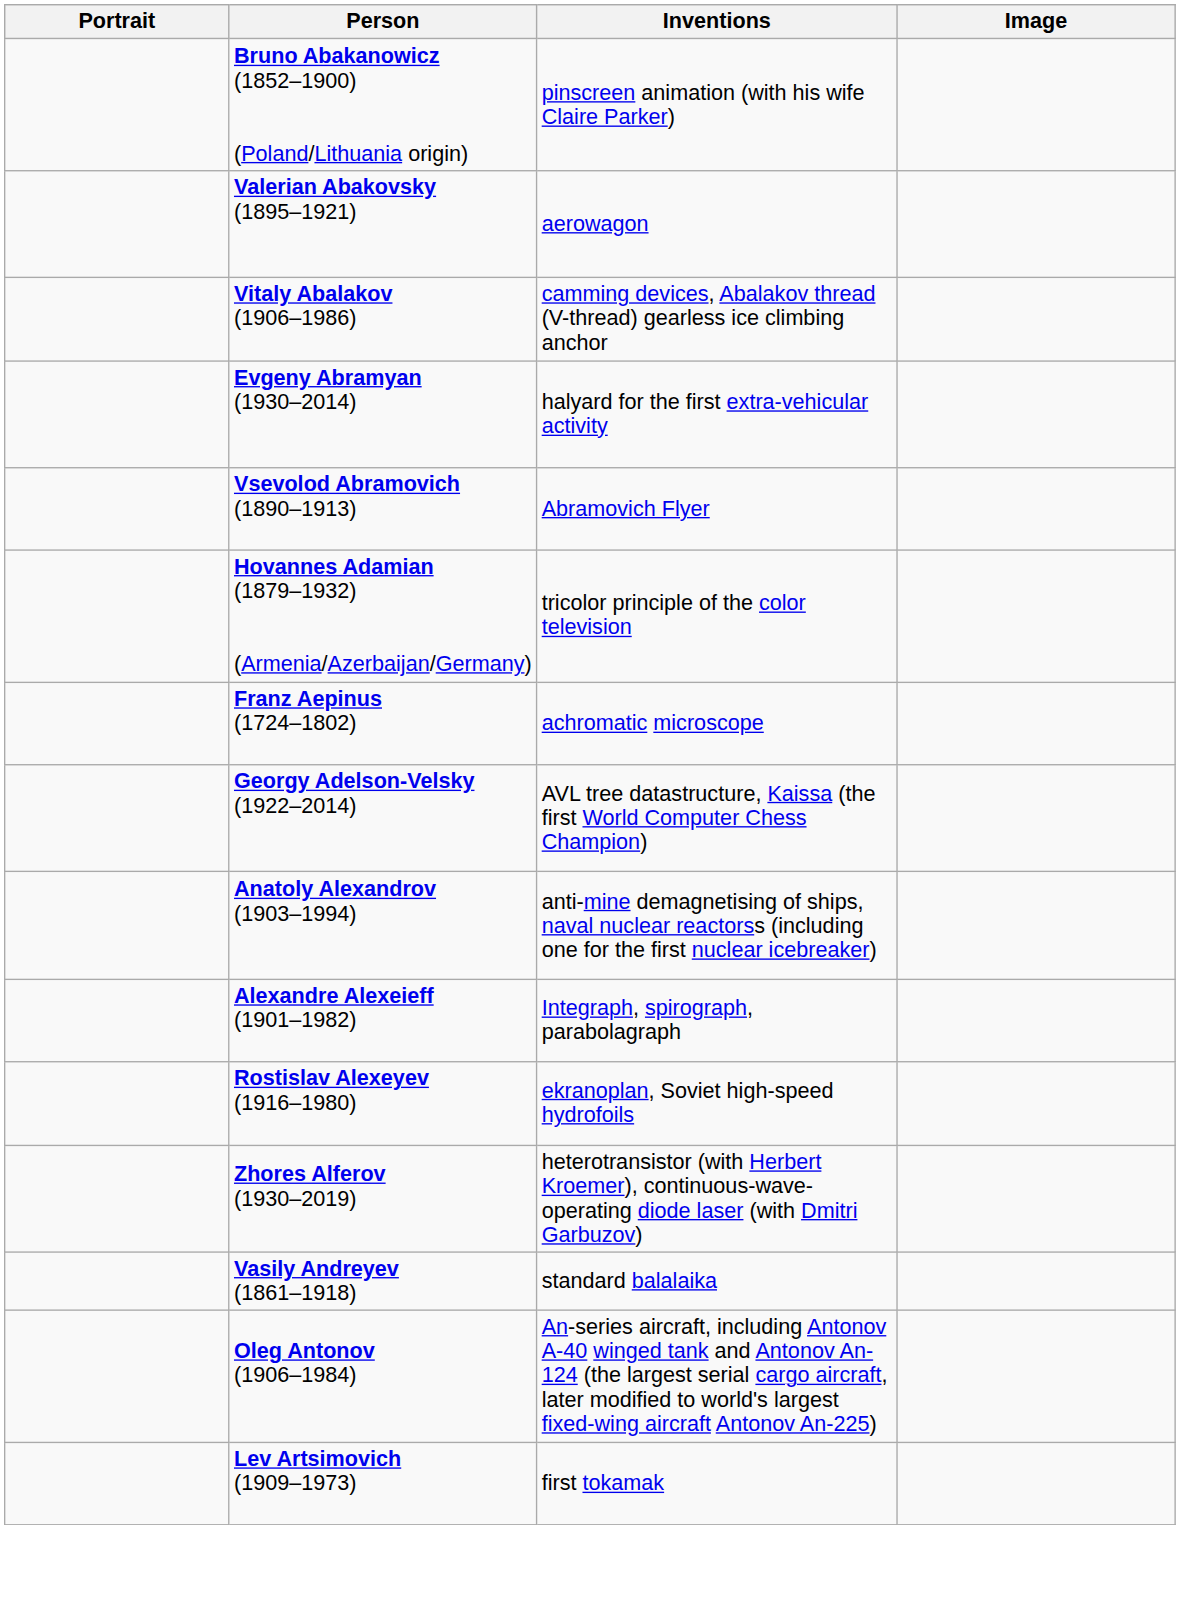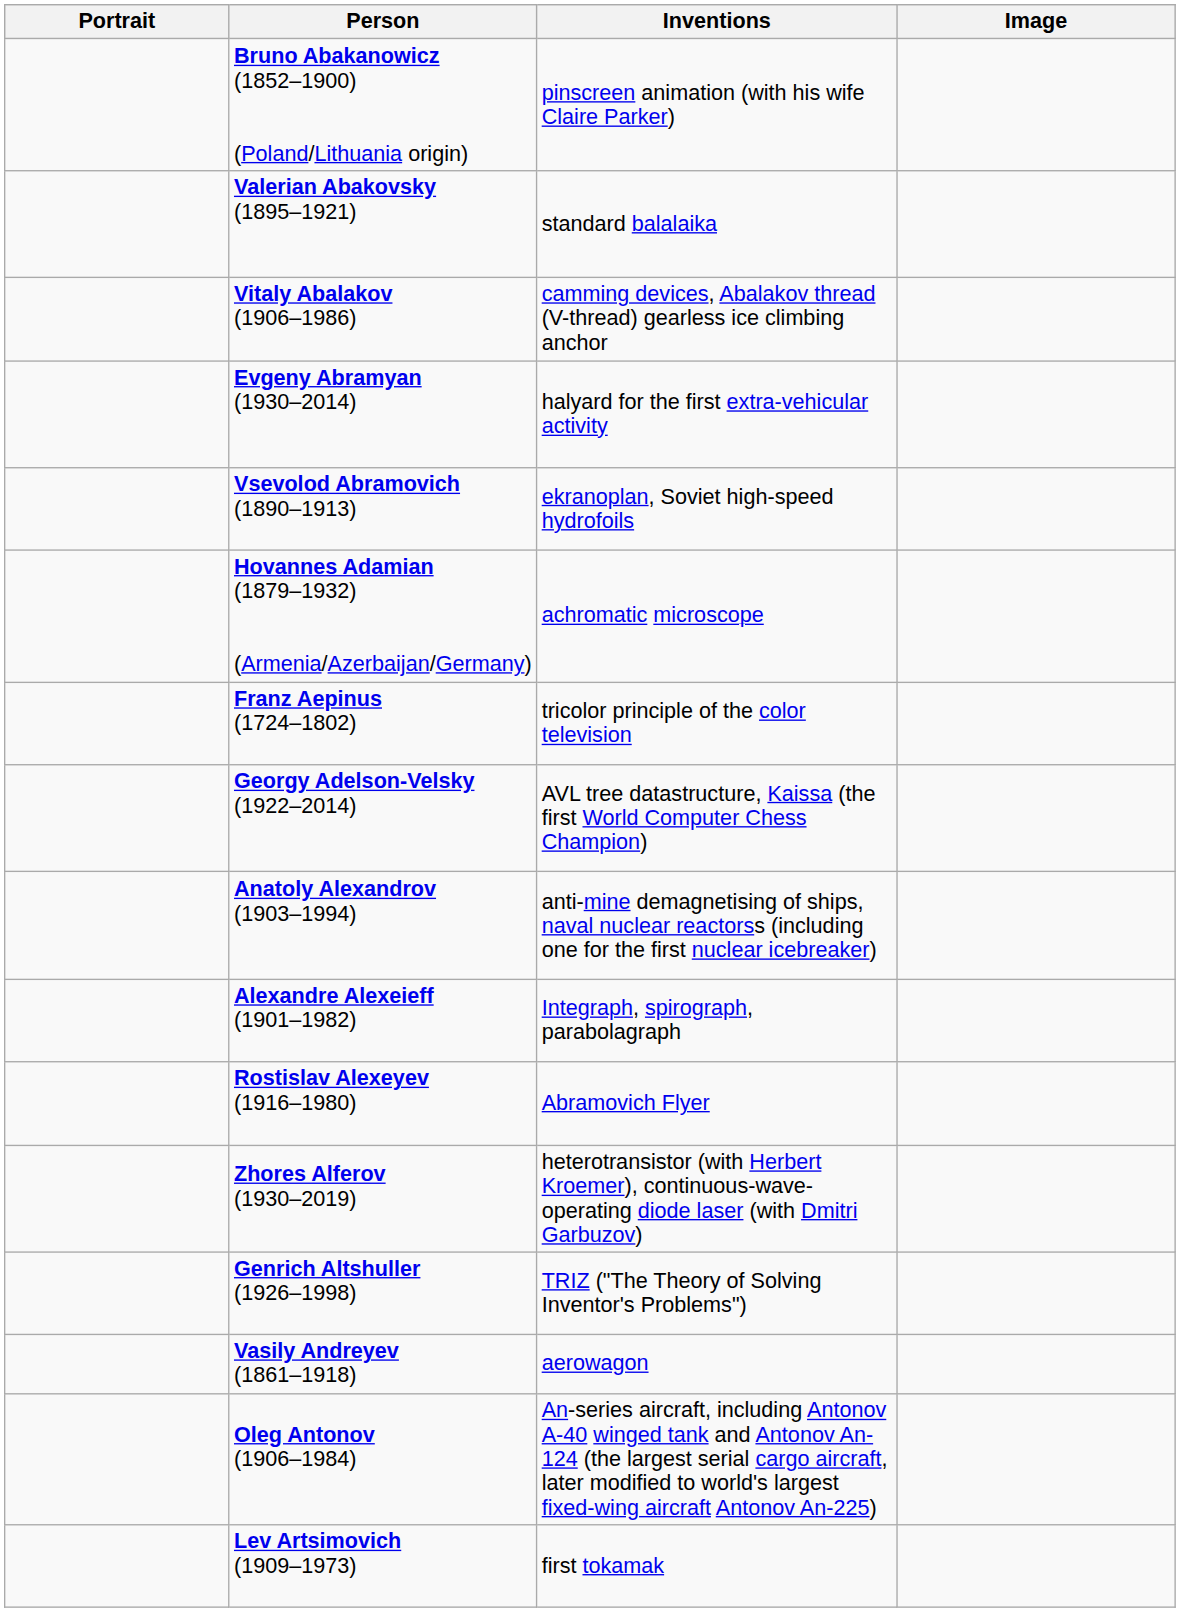(595, 223) aerowagon -> (629, 223) standard balalaika
(626, 508) Abramovich Flyer -> (688, 508) ekranoplan, Soviet high-speed hydrofoils
(674, 615) tricolor principle of the color television -> (653, 615) achromatic microscope
(653, 723) achromatic microscope -> (674, 723) tricolor principle of the color television
(688, 1103) ekranoplan, Soviet high-speed hydrofoils -> (626, 1103) Abramovich Flyer
+ row: (327, 1281)
(629, 1281) standard balalaika -> (595, 1363) aerowagon
